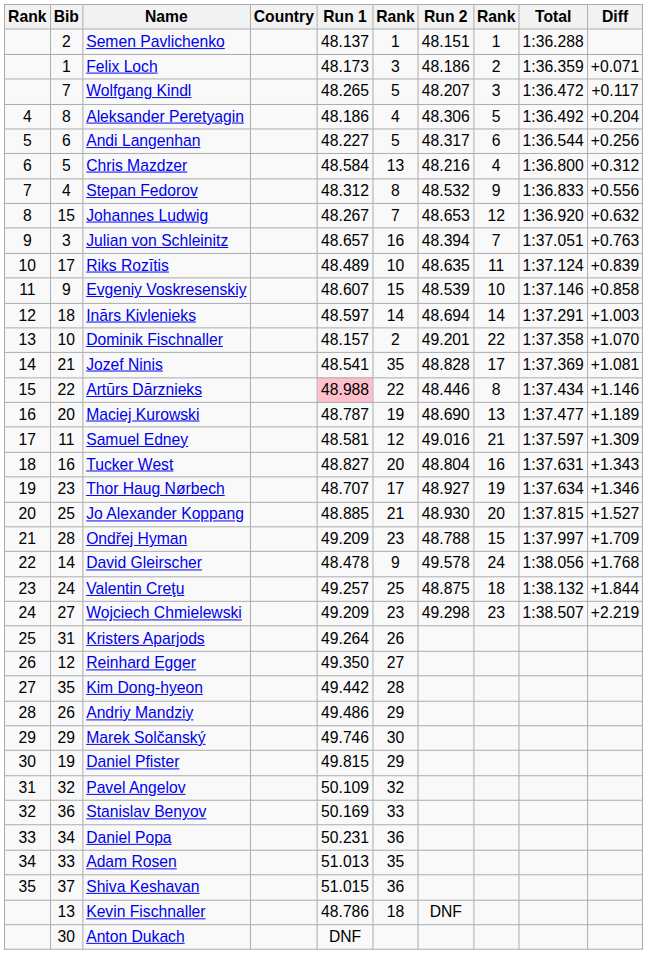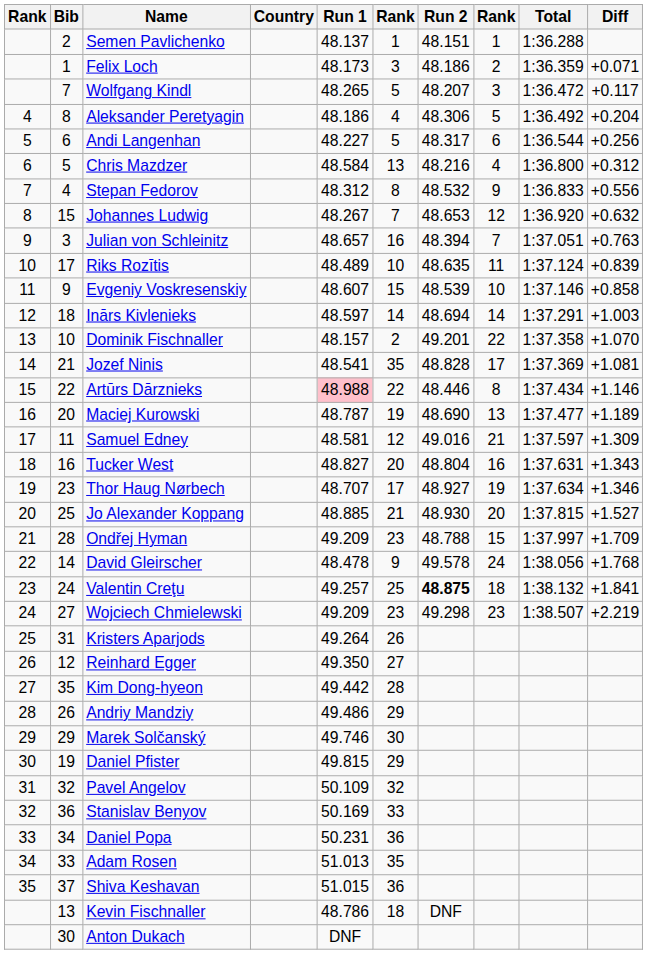(446, 588) normal -> (446, 588) bold
(615, 588) +1.844 -> (615, 588) +1.841
